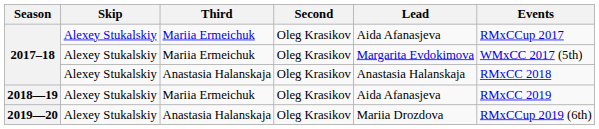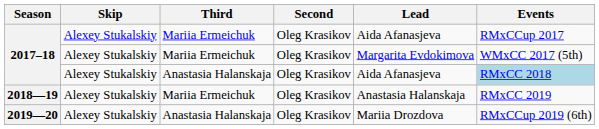(411, 74) Anastasia Halanskaja -> (399, 74) Aida Afanasjeva
(516, 74) no background -> (516, 74) lightblue background
(399, 94) Aida Afanasjeva -> (411, 94) Anastasia Halanskaja
